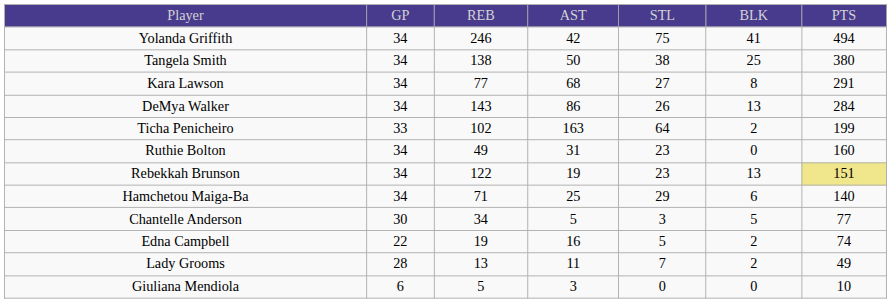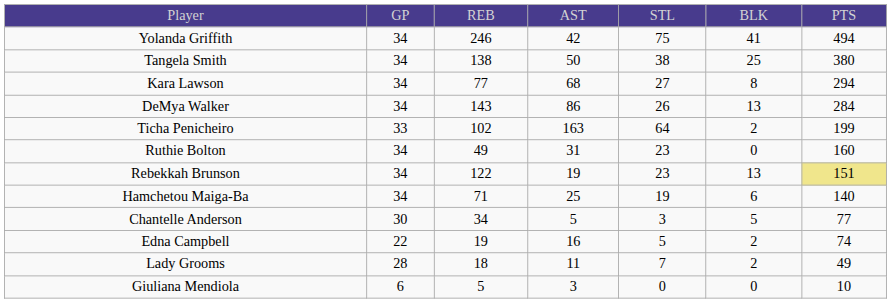(844, 83) 291 -> (844, 83) 294
(662, 196) 29 -> (662, 196) 19
(481, 264) 13 -> (481, 264) 18
